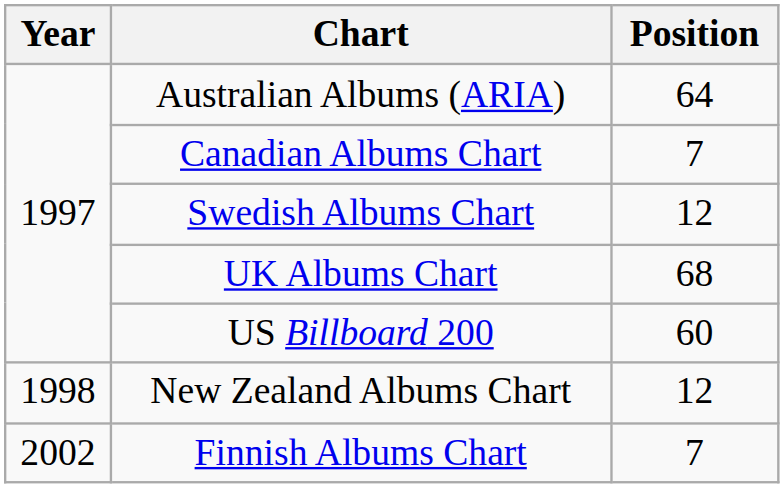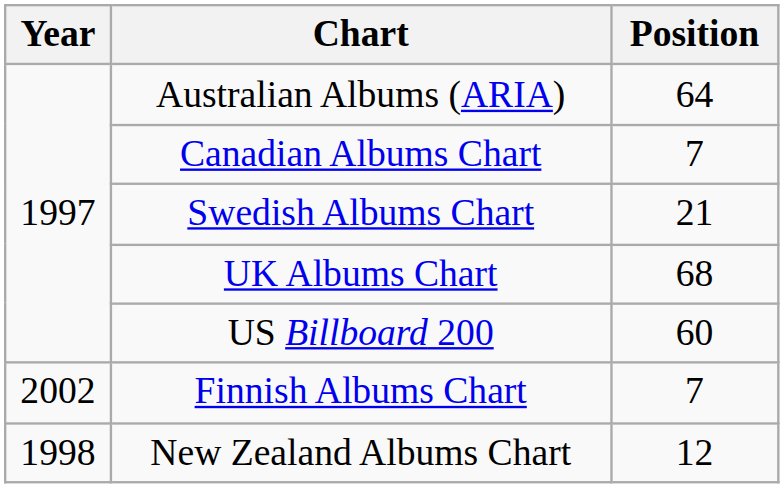(694, 213) 12 -> (694, 213) 21
rows swapped: (361, 392) <-> (361, 451)
